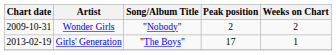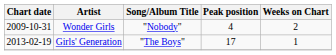(231, 27) 2 -> (231, 27) 4
